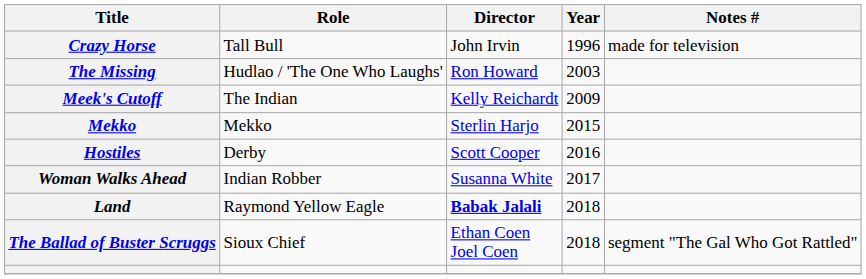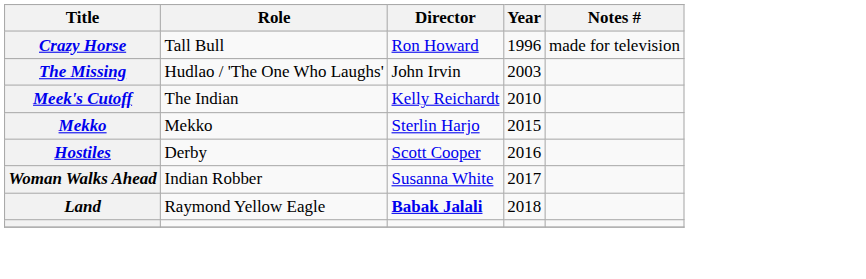(485, 44) John Irvin -> (435, 44) Ron Howard
(494, 71) Ron Howard -> (426, 71) John Irvin
(583, 98) 2009 -> (524, 98) 2010
- row: (112, 242)
